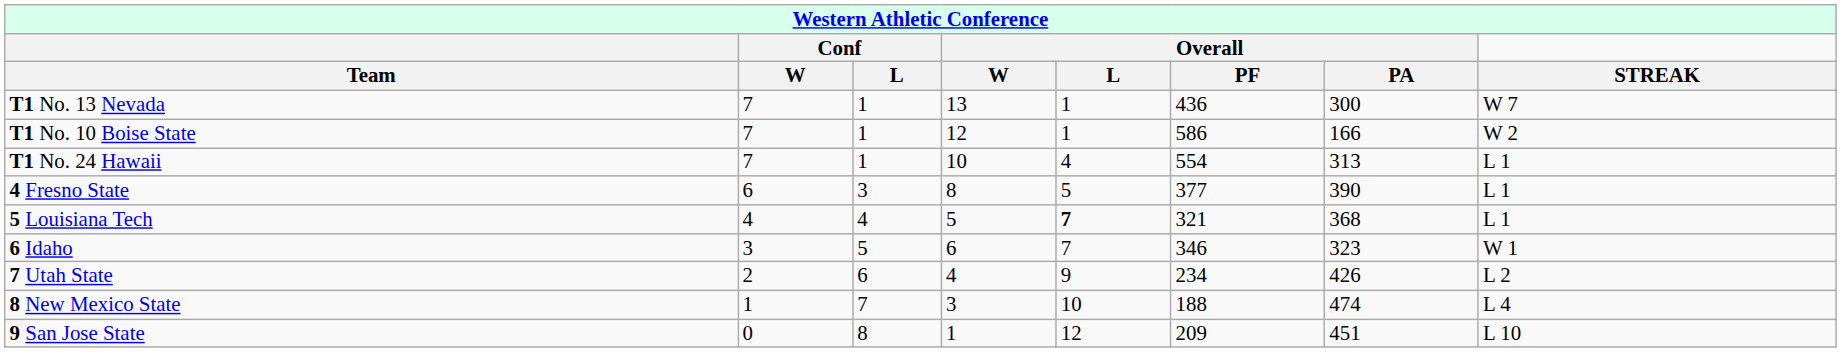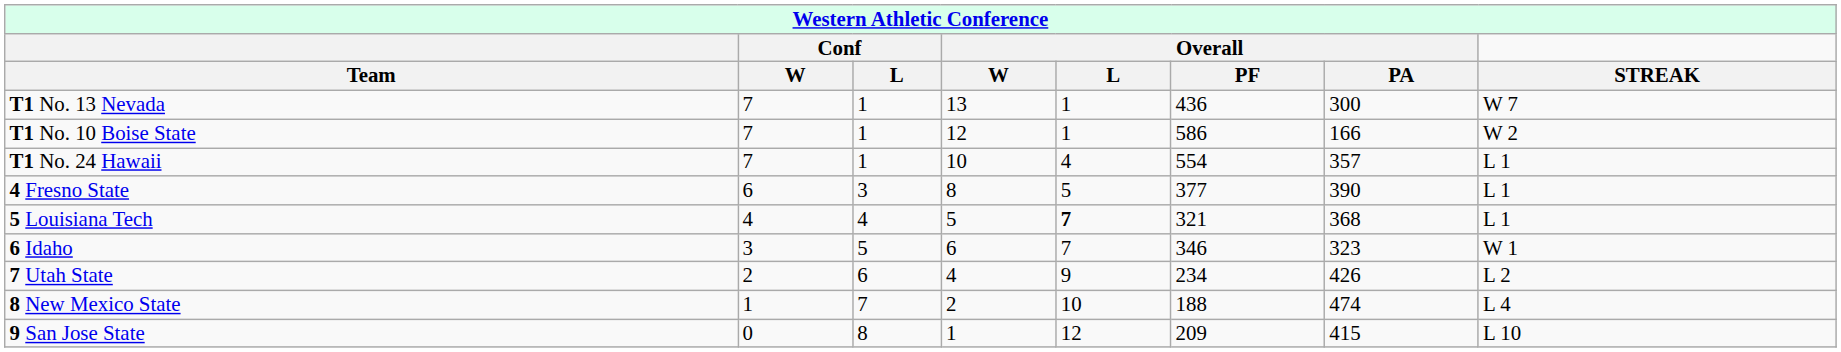(1345, 162) 313 -> (1345, 162) 357
(951, 304) 3 -> (951, 304) 2
(1345, 333) 451 -> (1345, 333) 415
